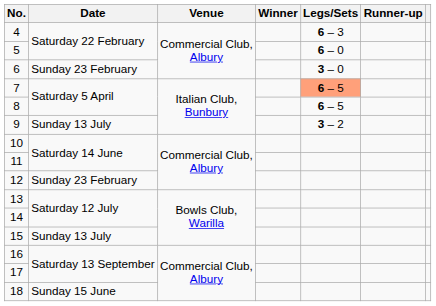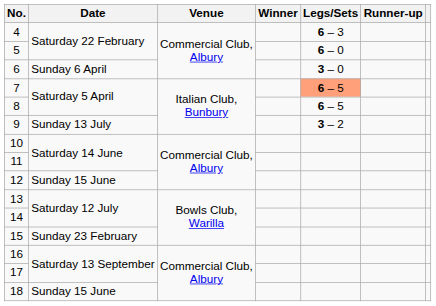(84, 69) Sunday 23 February -> (69, 69) Sunday 6 April
(84, 180) Sunday 23 February -> (73, 180) Sunday 15 June
(71, 236) Sunday 13 July -> (84, 236) Sunday 23 February
